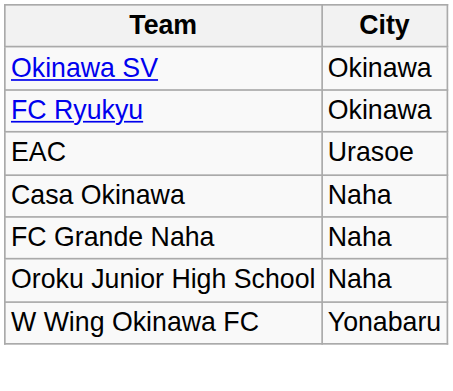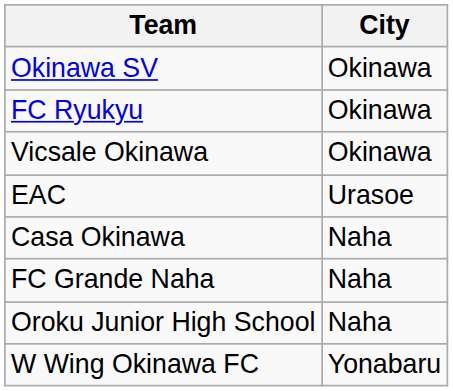+ row: (110, 152)
